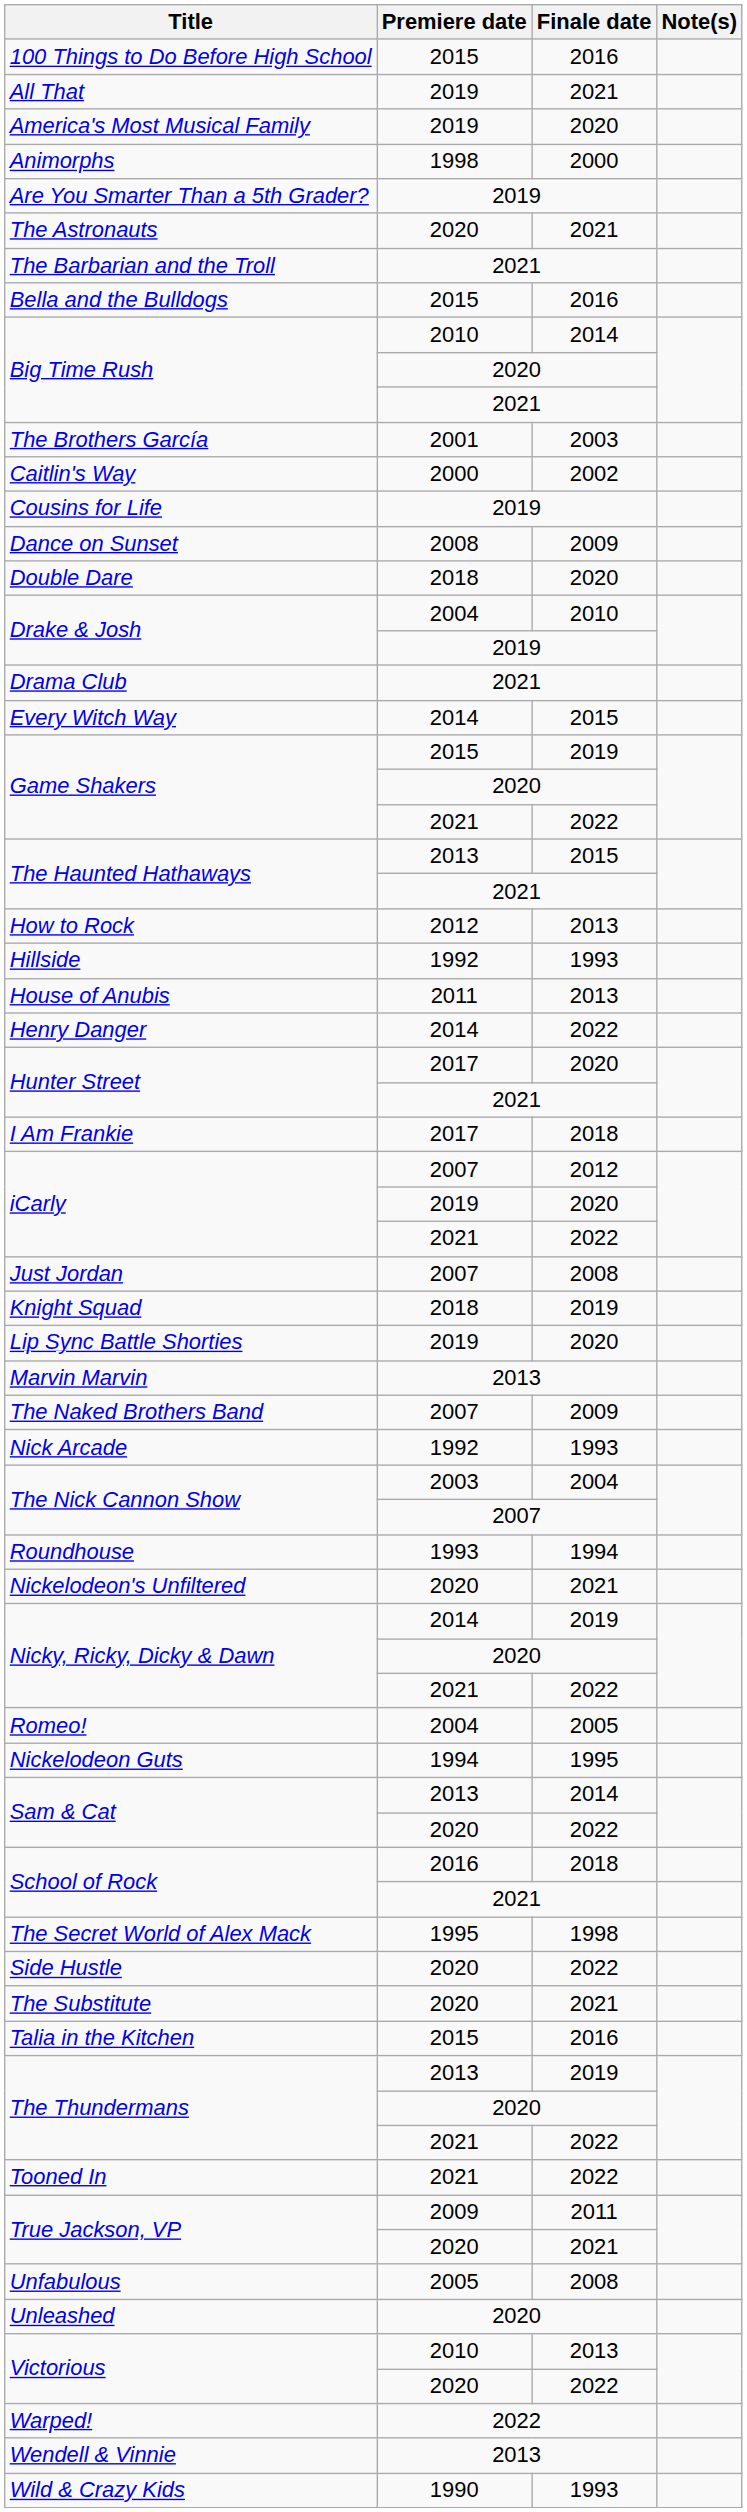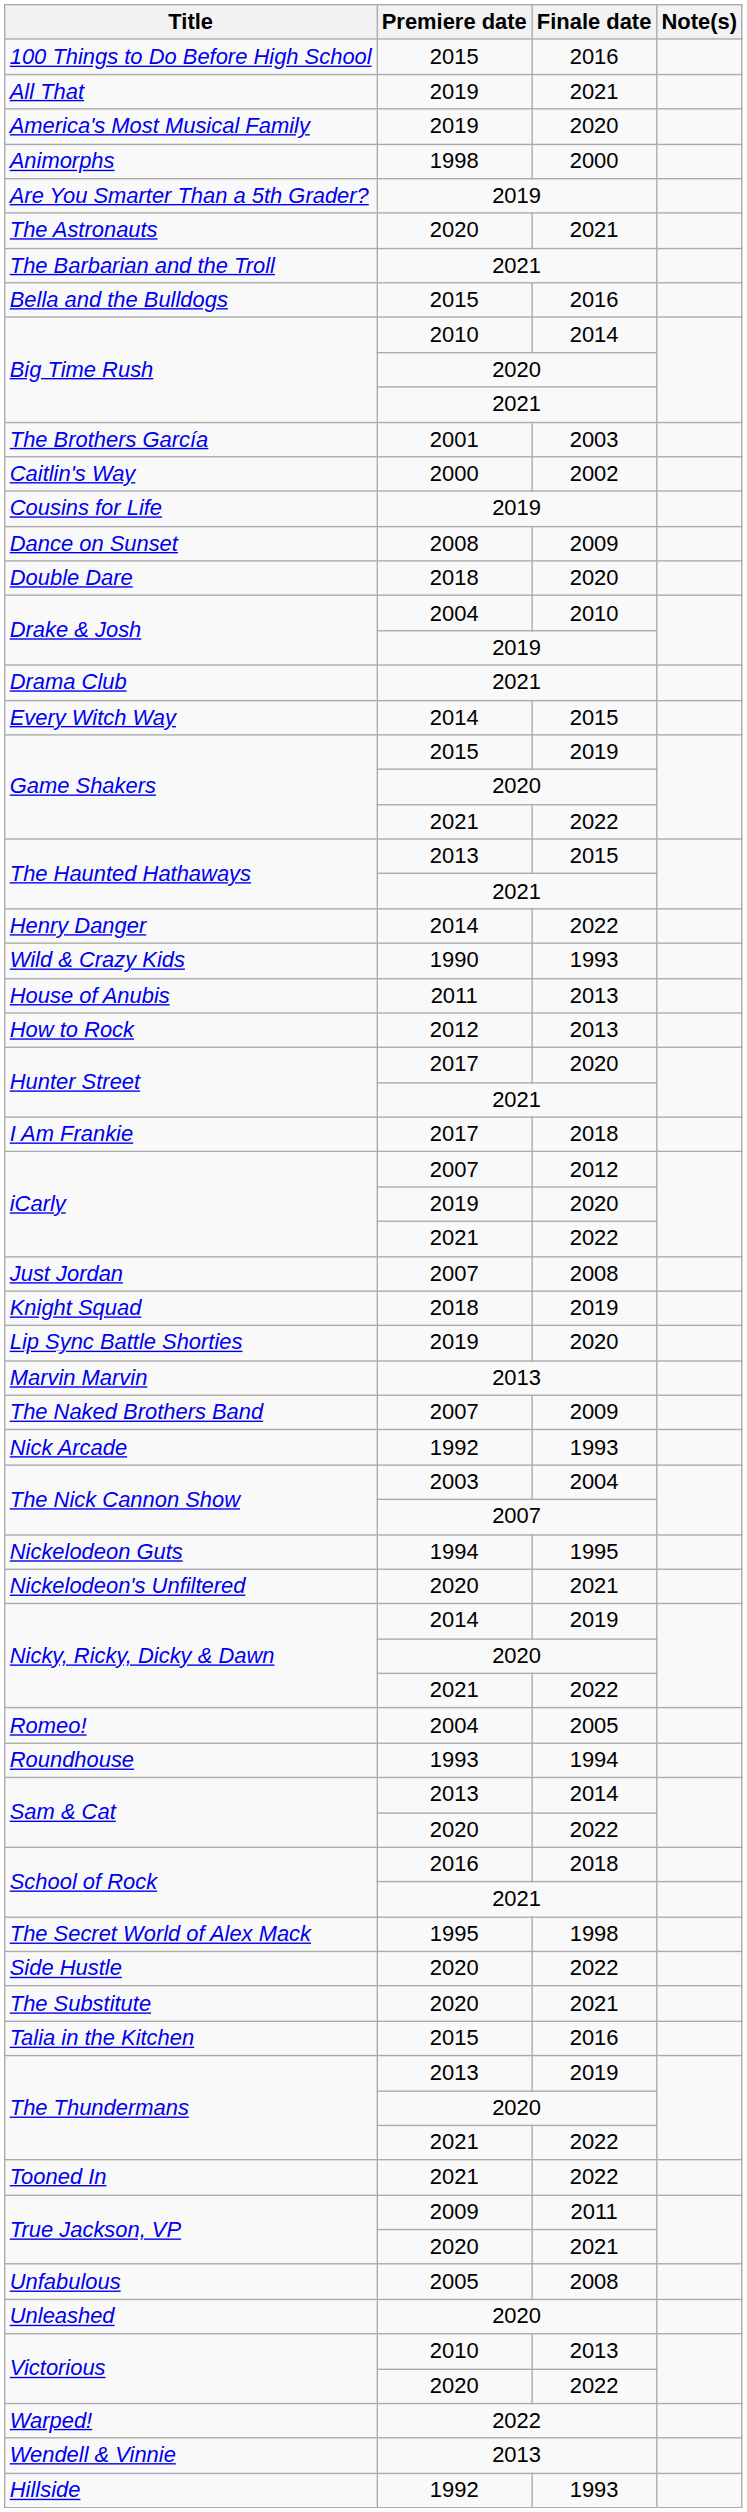rows swapped: (78, 1030) <-> (72, 925)
rows swapped: (45, 960) <-> (97, 2490)
rows swapped: (96, 1760) <-> (72, 1551)
